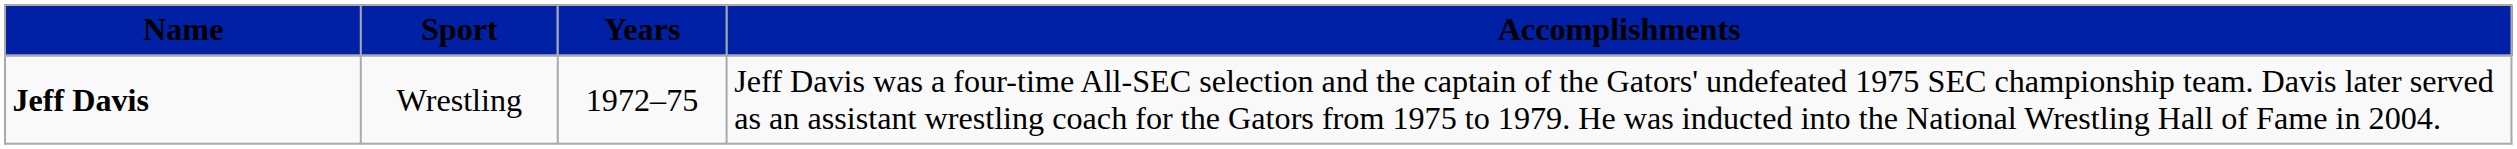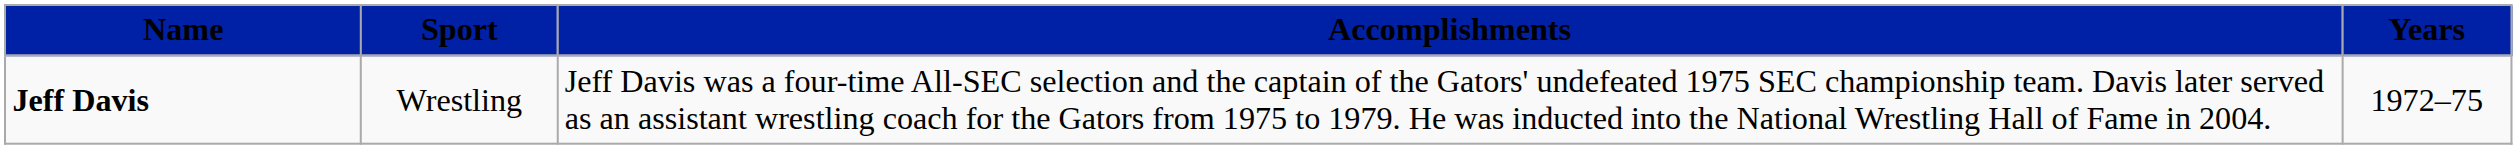columns swapped: (642, 30) <-> (1619, 30)
